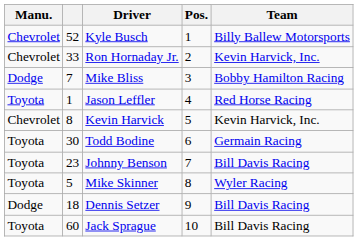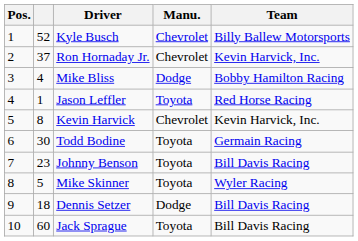columns swapped: (196, 15) <-> (34, 15)
(73, 57) 33 -> (43, 57) 37
(69, 78) 7 -> (40, 78) 4
